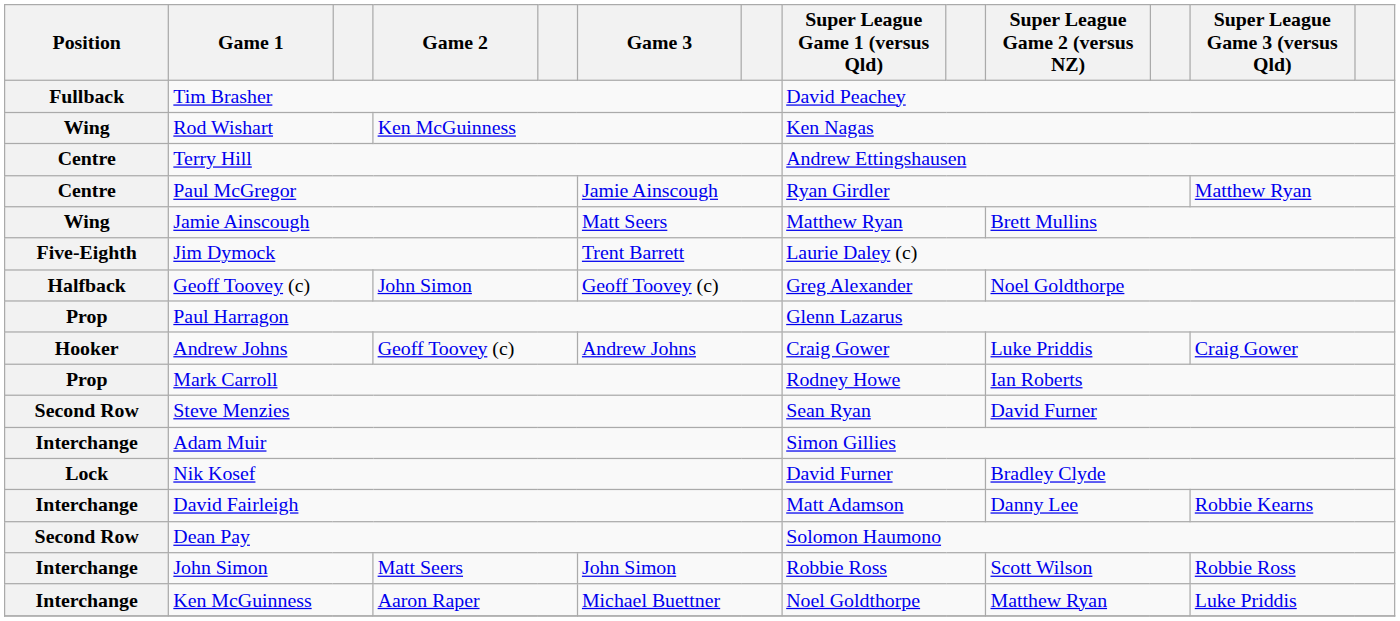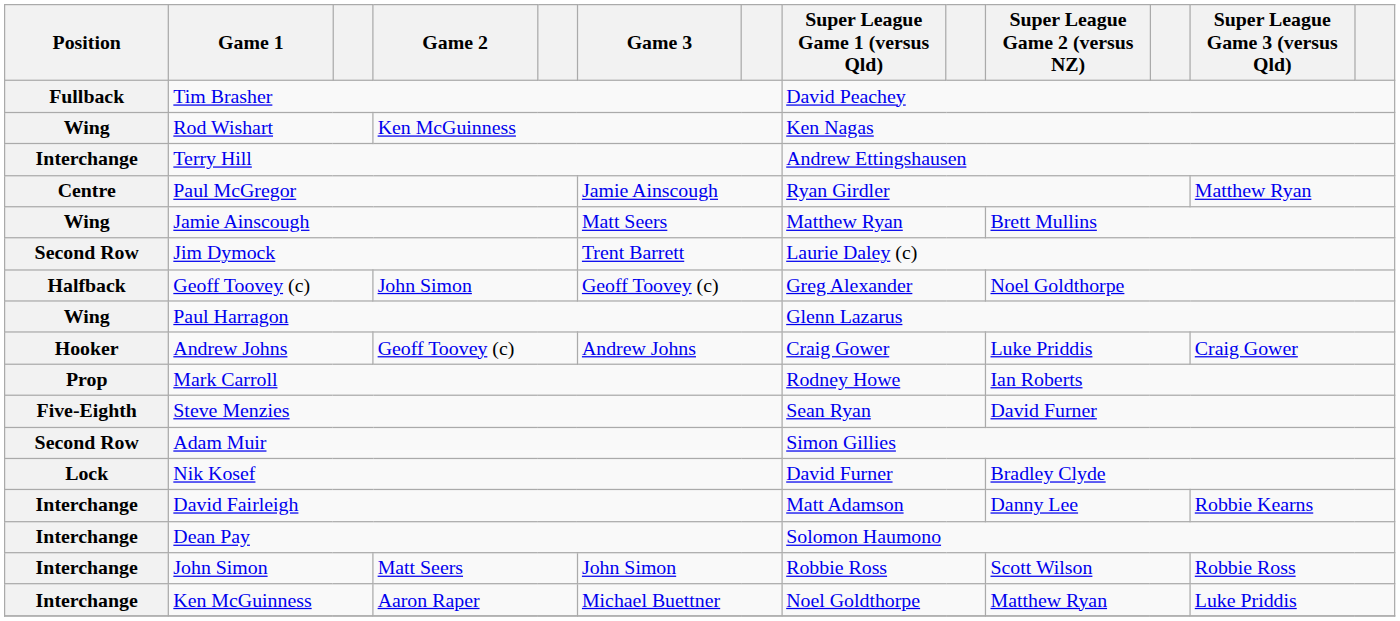(87, 159) Centre -> (87, 159) Interchange
(87, 253) Five-Eighth -> (87, 253) Second Row
(87, 316) Prop -> (87, 316) Wing
(87, 410) Second Row -> (87, 410) Five-Eighth
(87, 442) Interchange -> (87, 442) Second Row
(87, 536) Second Row -> (87, 536) Interchange
